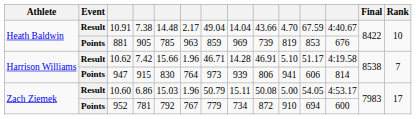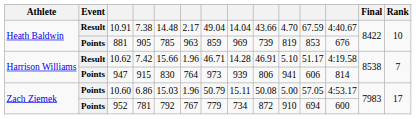(93, 91) Result -> (93, 91) Points
(313, 91) 54.05 -> (313, 91) 57.05
